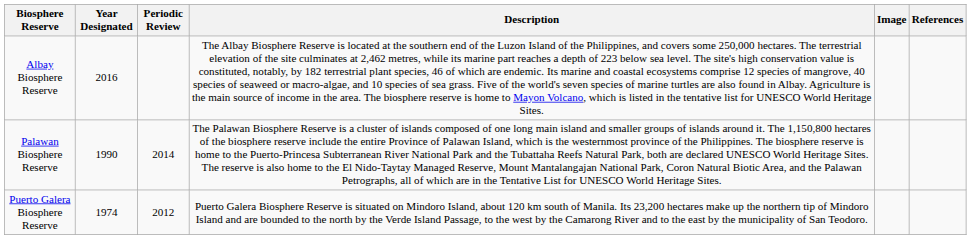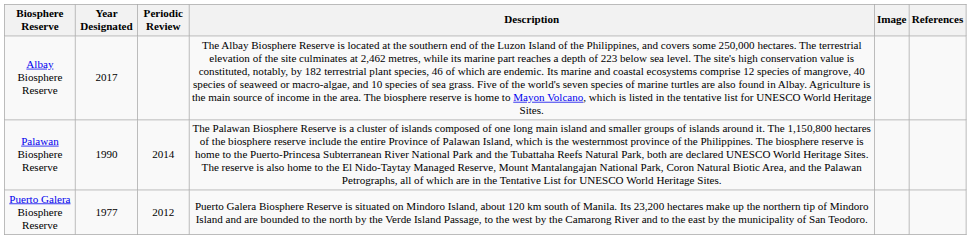(106, 77) 2016 -> (106, 77) 2017
(106, 212) 1974 -> (106, 212) 1977
